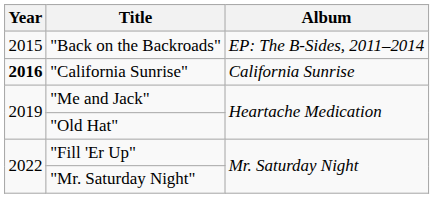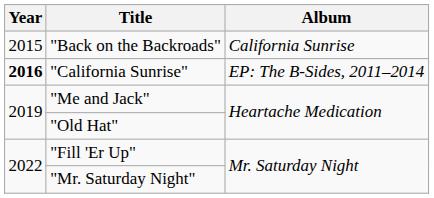(326, 44) EP: The B-Sides, 2011–2014 -> (292, 44) California Sunrise
(292, 71) California Sunrise -> (326, 71) EP: The B-Sides, 2011–2014
